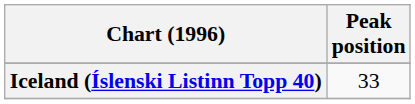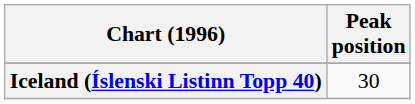(369, 80) 33 -> (369, 80) 30
